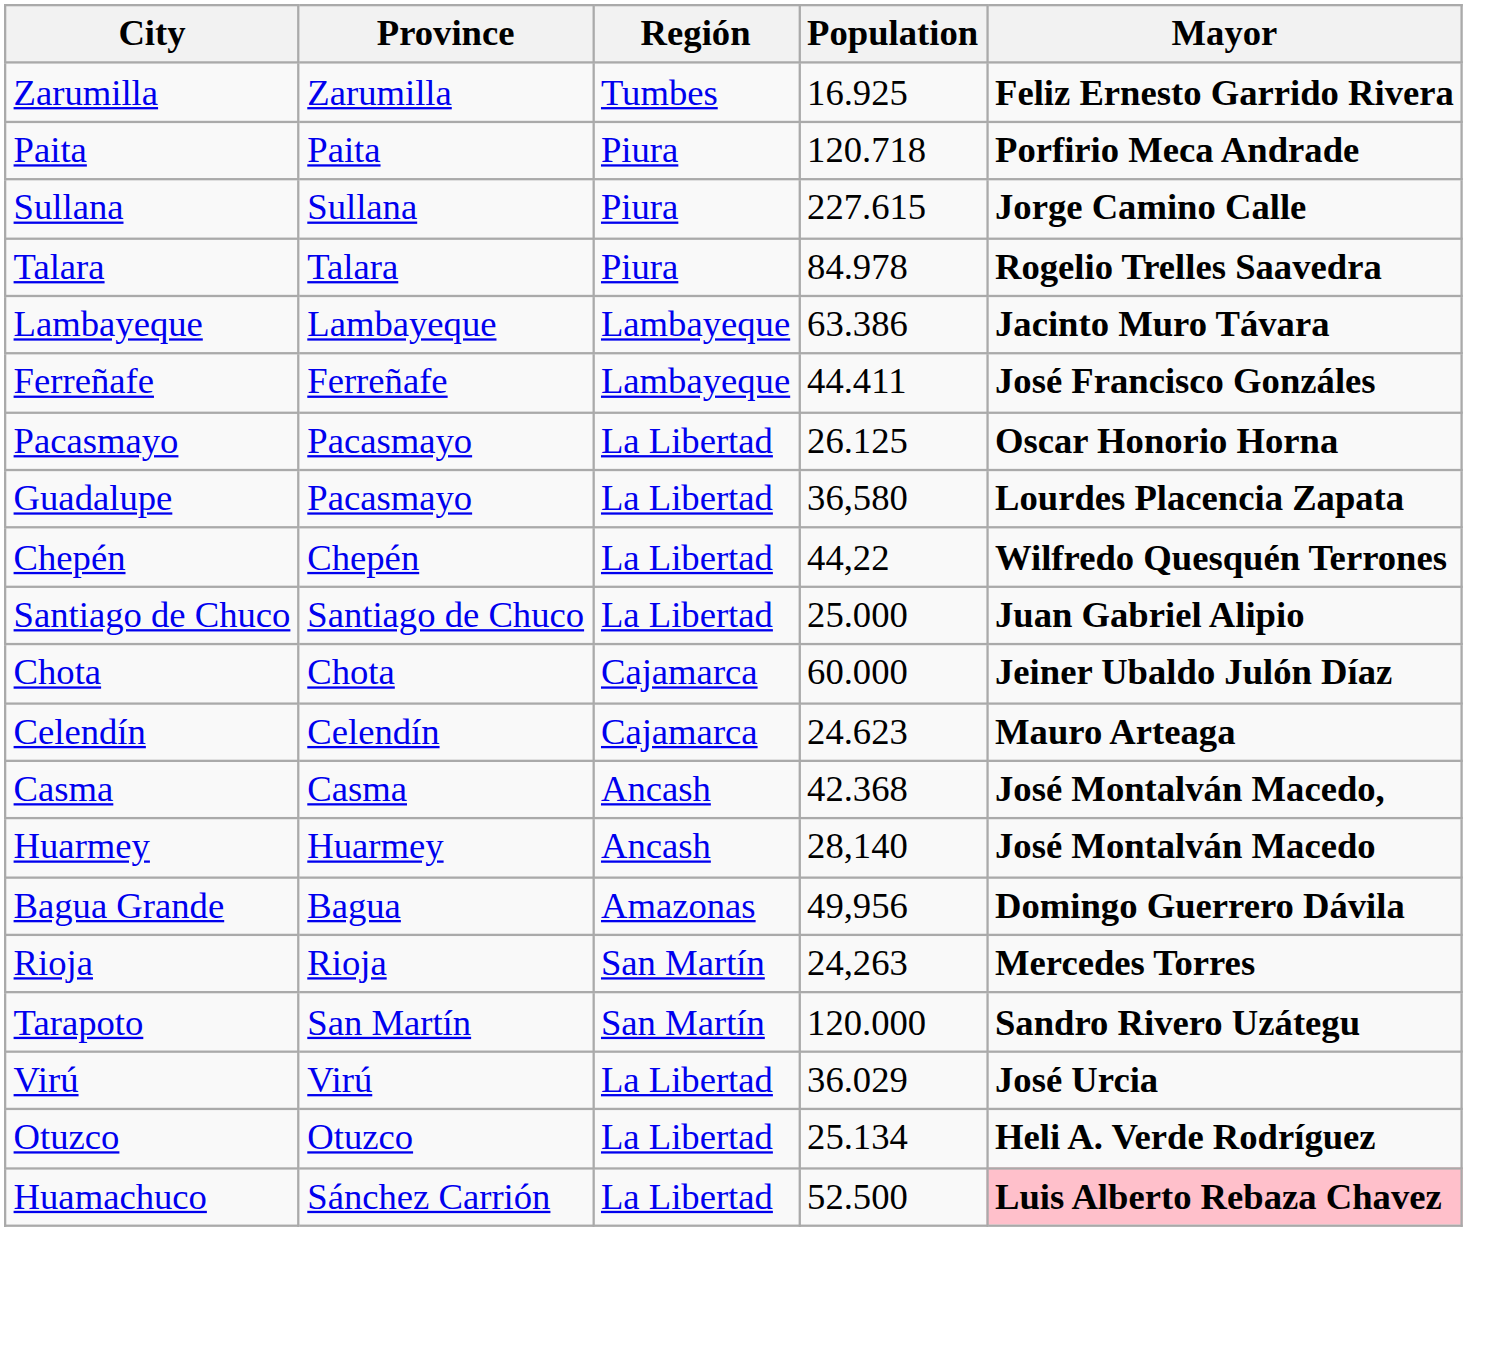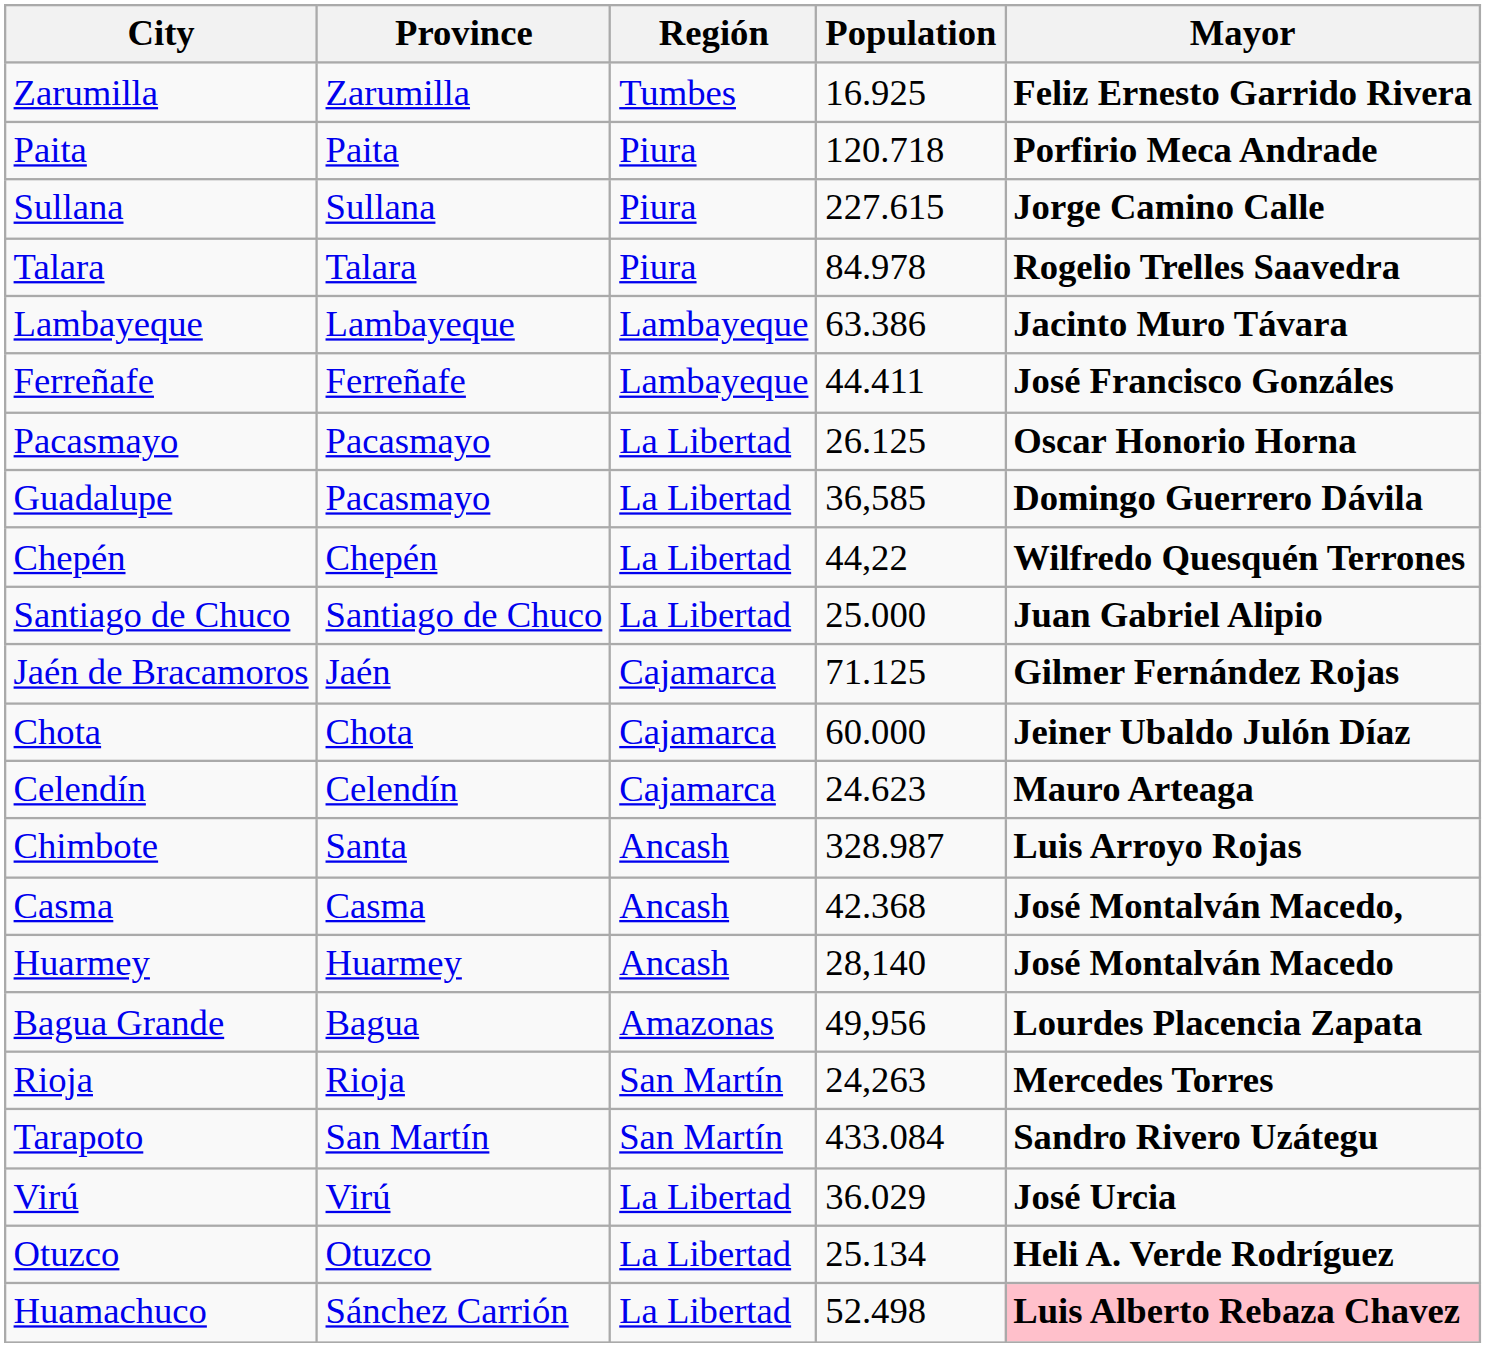(857, 498) 36,580 -> (876, 498) 36,585
(1200, 498) Lourdes Placencia Zapata -> (1218, 498) Domingo Guerrero Dávila
+ row: (161, 672)
+ row: (86, 847)
(1200, 905) Domingo Guerrero Dávila -> (1218, 1021) Lourdes Placencia Zapata
(867, 1021) 120.000 -> (885, 1137) 433.084
(857, 1195) 52.500 -> (876, 1311) 52.498
